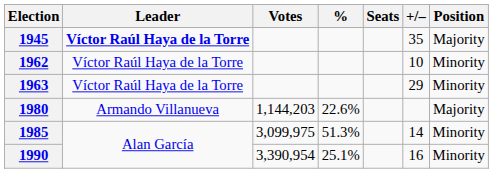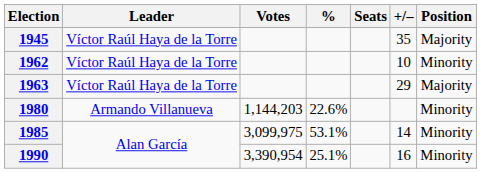(158, 39) bold -> (152, 39) normal
(459, 86) Minority -> (446, 86) Majority
(459, 109) Majority -> (446, 109) Minority
(341, 132) 51.3% -> (328, 132) 53.1%
